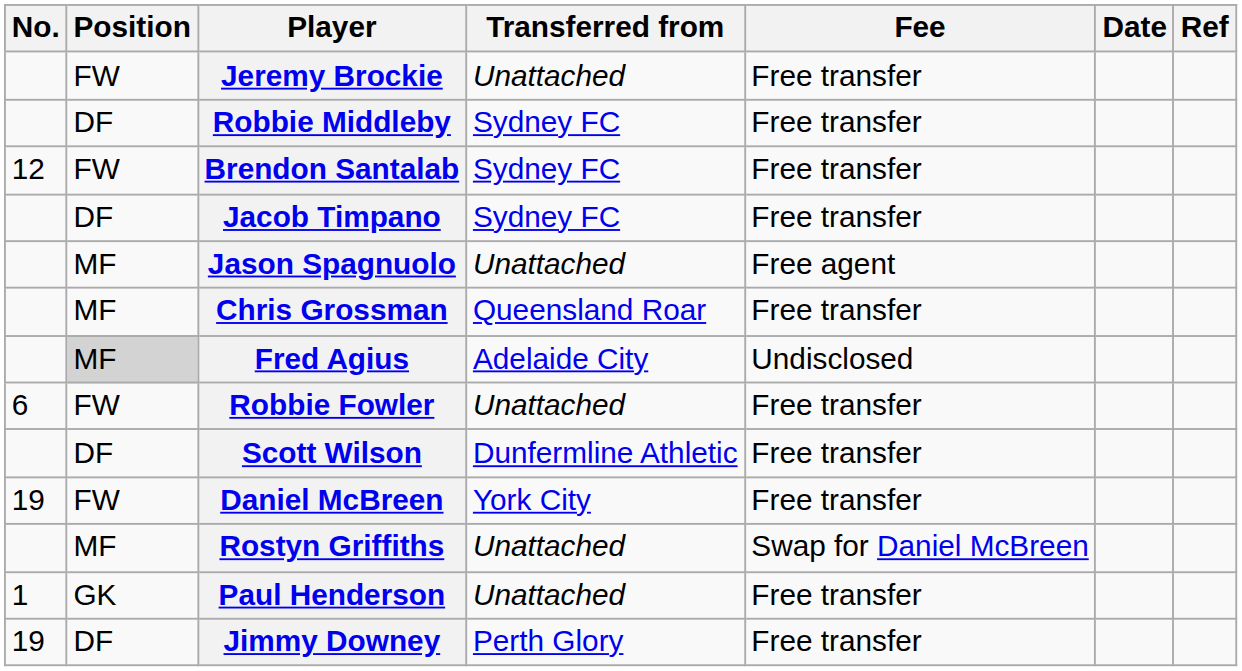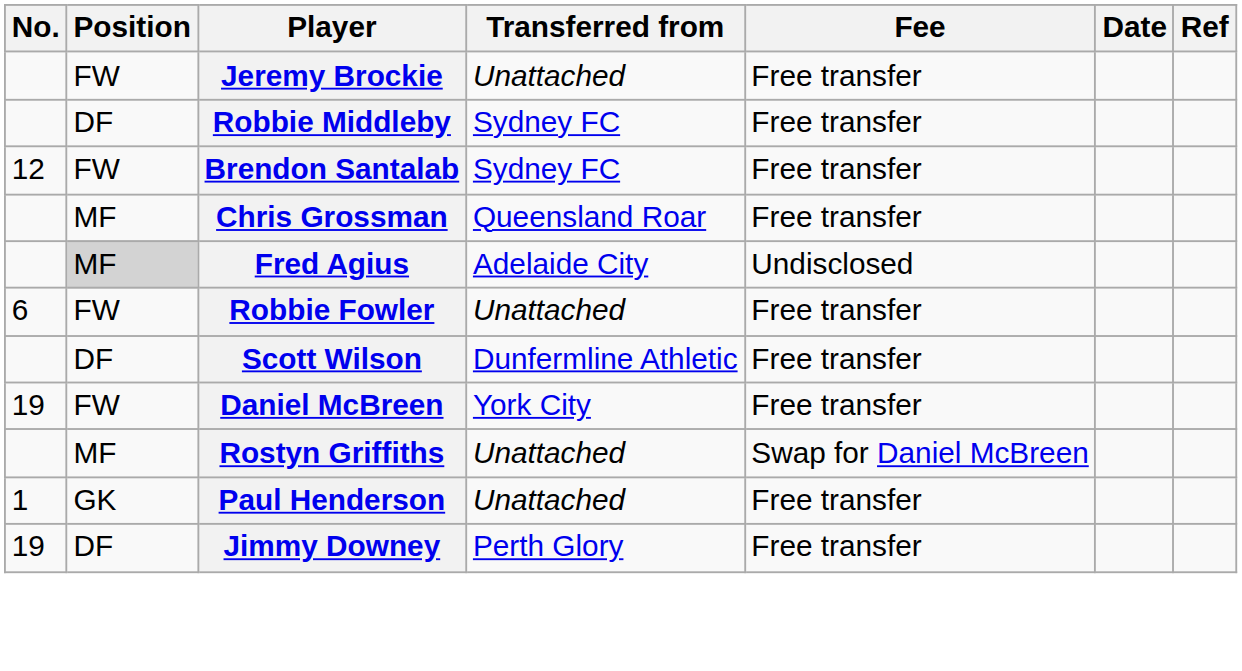- row: (332, 216)
- row: (332, 264)
